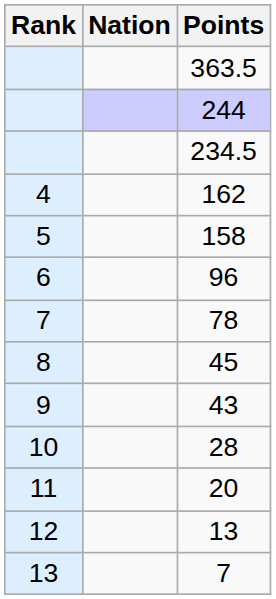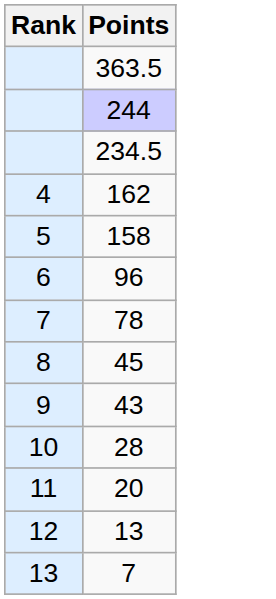- column: (129, 25)
